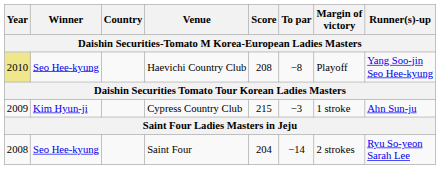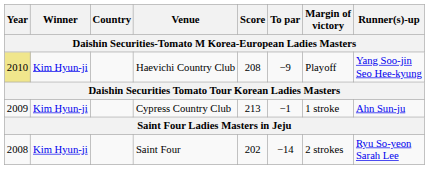(66, 67) Seo Hee-kyung -> (60, 67) Kim Hyun-ji
(296, 67) −8 -> (285, 67) −9
(264, 108) 215 -> (253, 108) 213
(296, 108) −3 -> (285, 108) −1
(66, 150) Seo Hee-kyung -> (60, 150) Kim Hyun-ji
(264, 150) 204 -> (253, 150) 202
